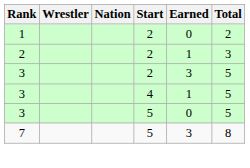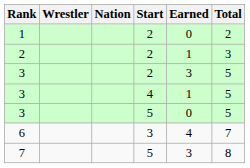+ row: (22, 133)
